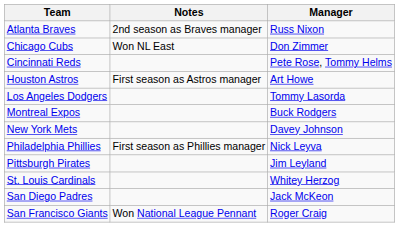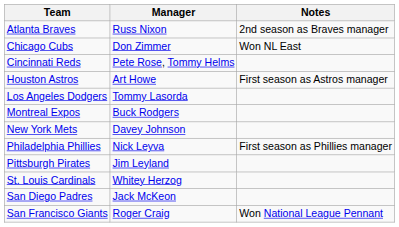columns swapped: (331, 12) <-> (189, 12)
